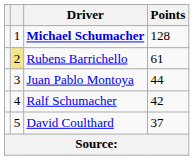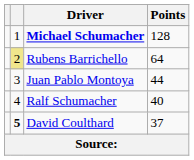(157, 57) 61 -> (157, 57) 64
(157, 101) 42 -> (157, 101) 40
(17, 122) normal -> (17, 122) bold
